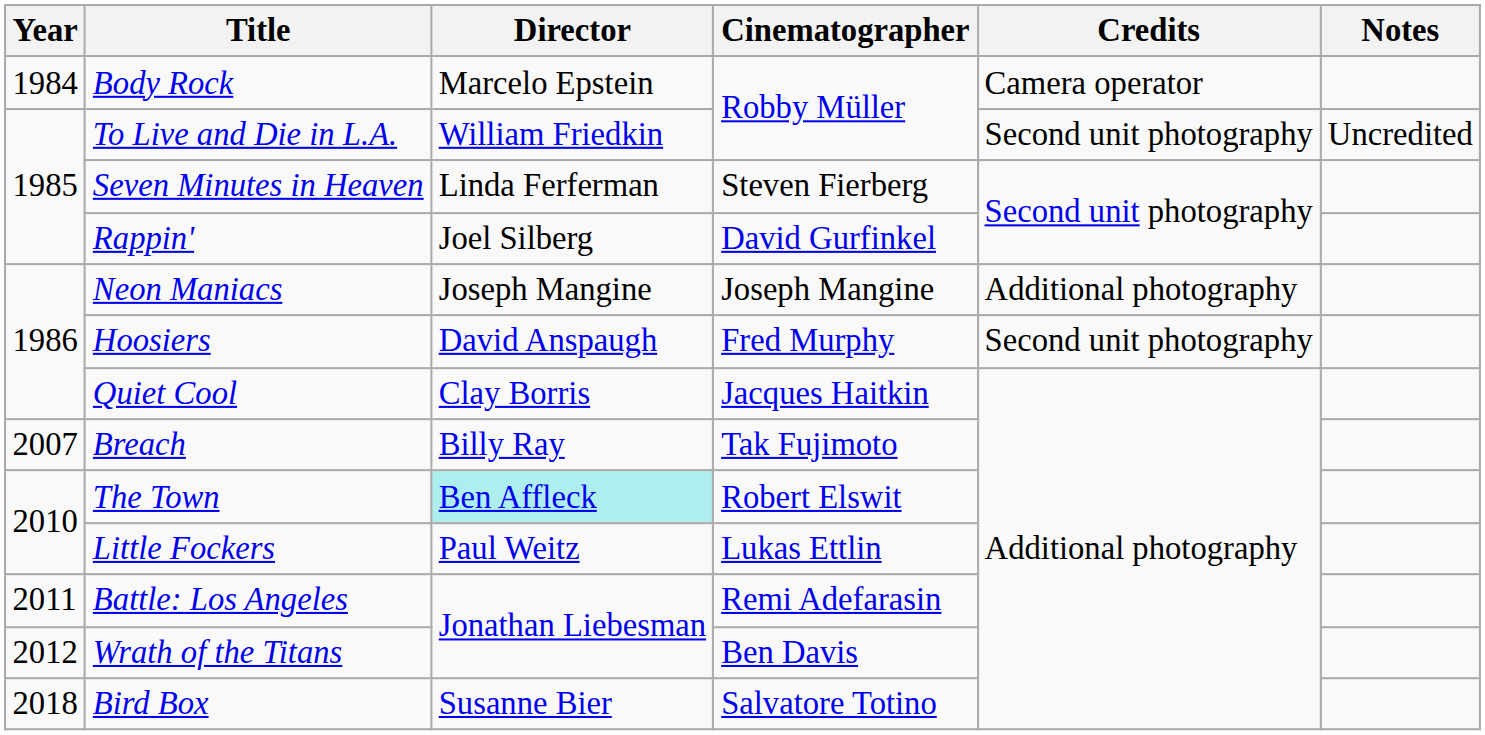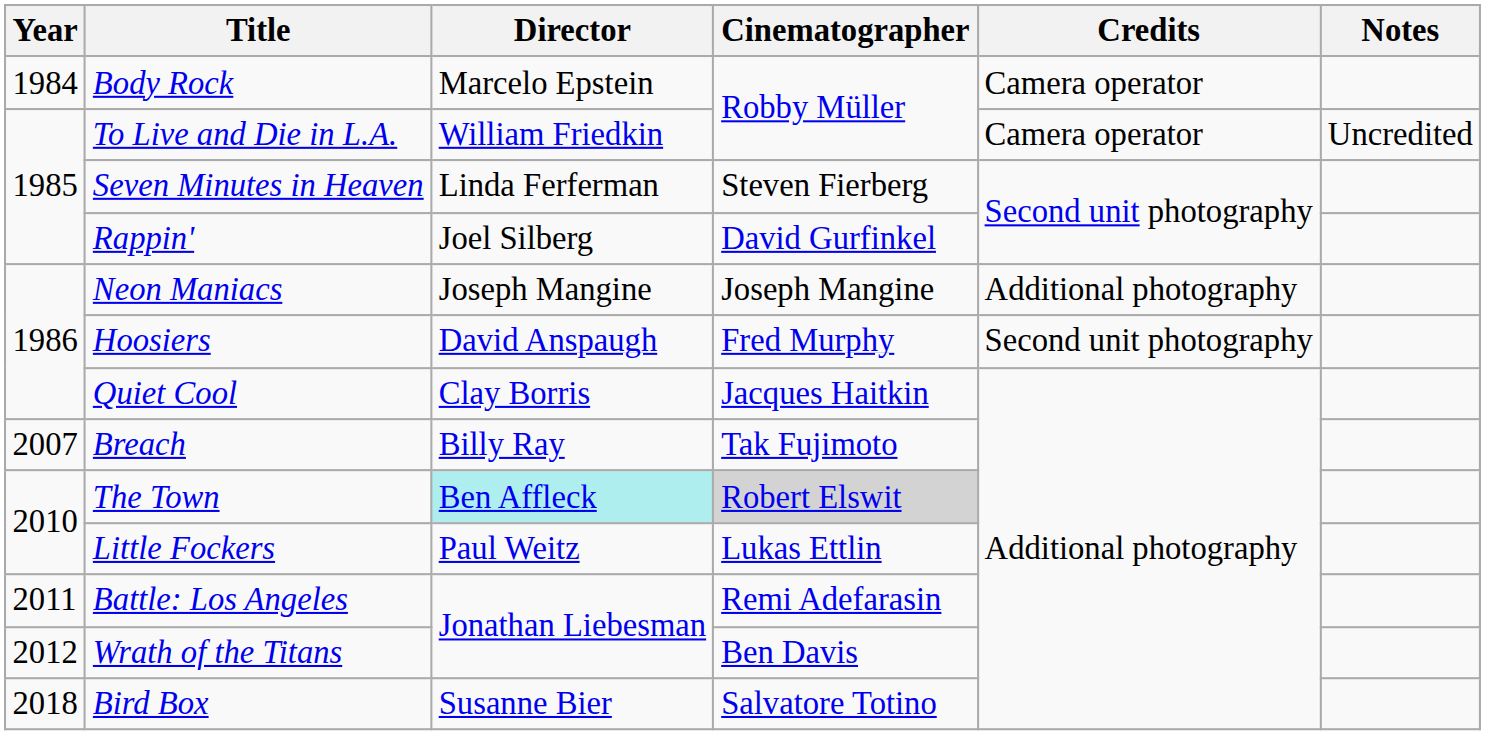(1149, 133) Second unit photography -> (1094, 133) Camera operator
(811, 496) no background -> (811, 496) lightgrey background
